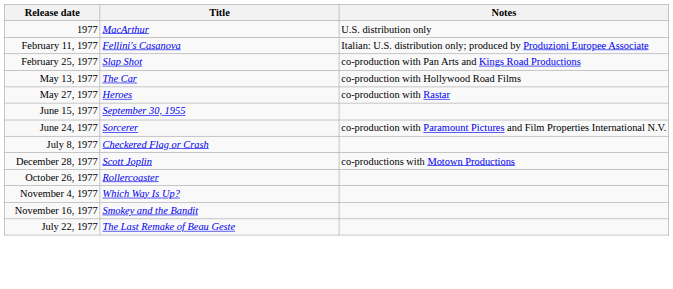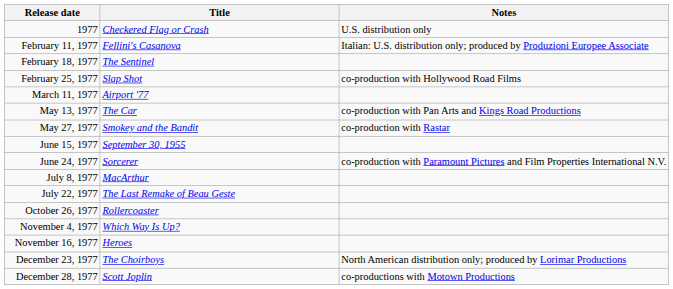(126, 29) MacArthur -> (156, 29) Checkered Flag or Crash
+ row: (59, 62)
(461, 62) co-production with Pan Arts and Kings Road Productions -> (431, 78) co-production with Hollywood Road Films
+ row: (65, 95)
(431, 78) co-production with Hollywood Road Films -> (461, 111) co-production with Pan Arts and Kings Road Productions
(117, 95) Heroes -> (150, 128) Smokey and the Bandit
(156, 144) Checkered Flag or Crash -> (126, 177) MacArthur
rows swapped: (70, 227) <-> (57, 161)
(150, 210) Smokey and the Bandit -> (117, 243) Heroes
+ row: (57, 260)
